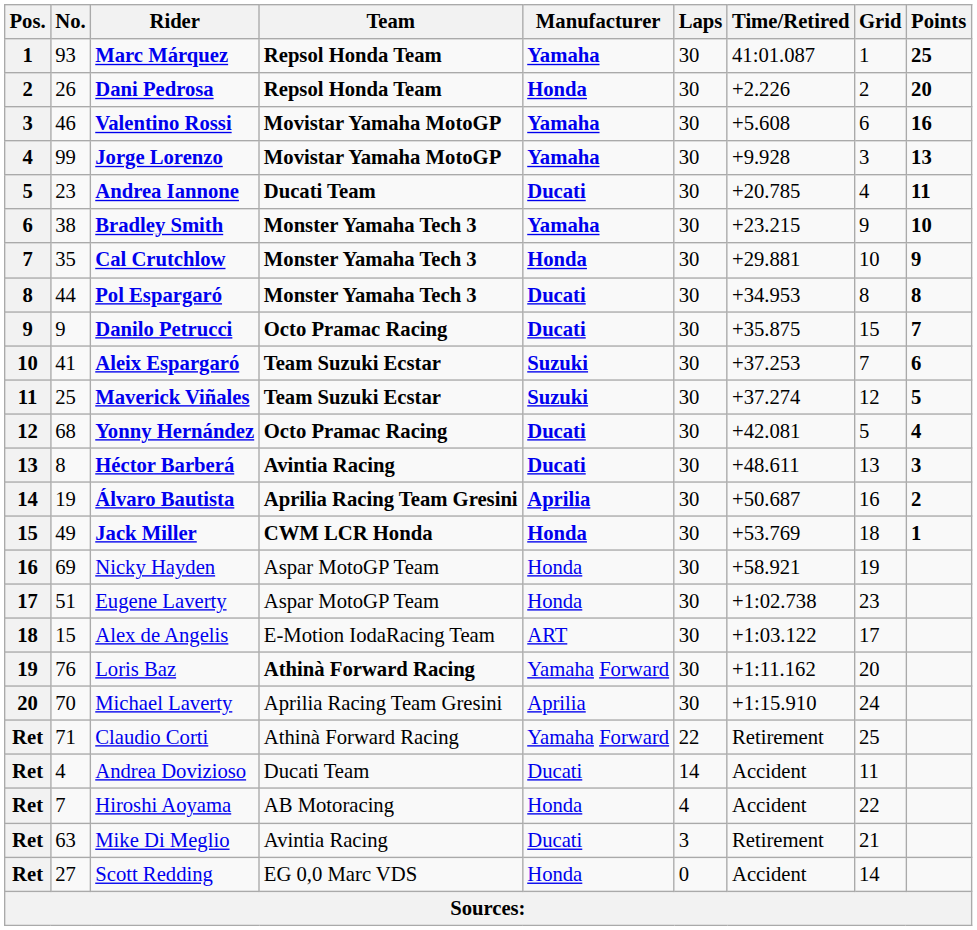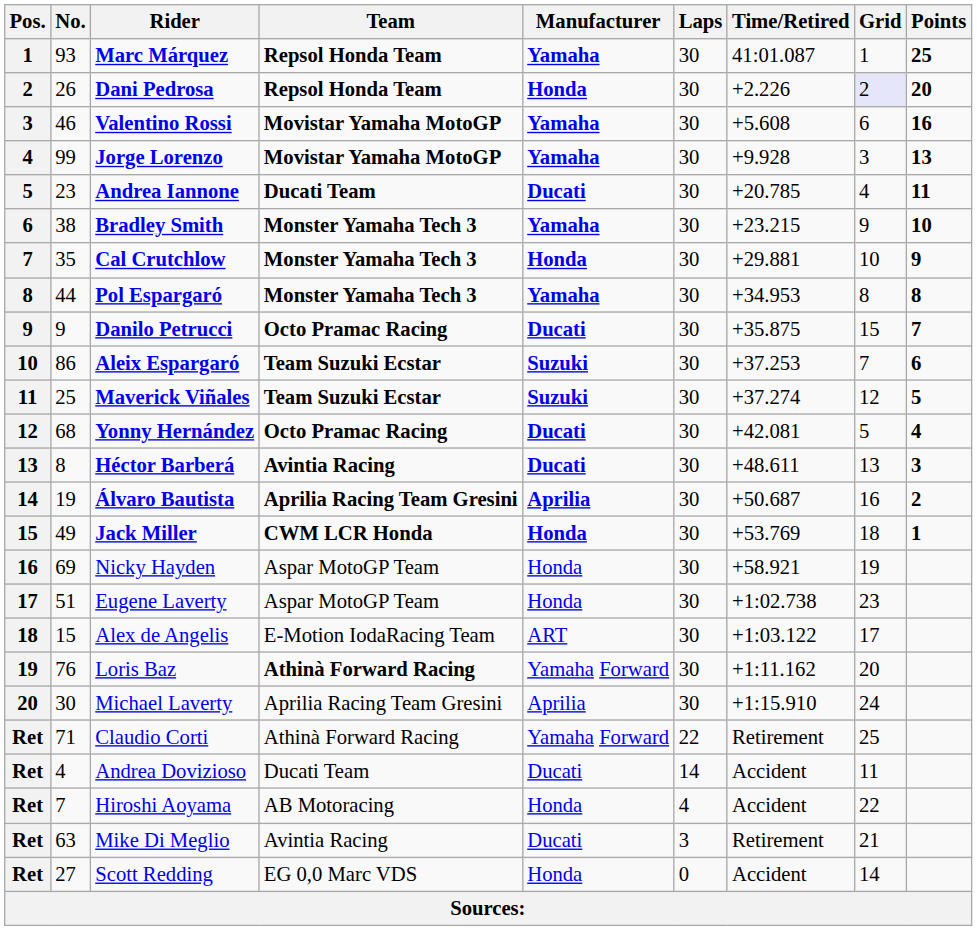(864, 89) no background -> (864, 89) lavender background
(556, 294) Ducati -> (563, 294) Yamaha
(66, 362) 41 -> (66, 362) 86
(66, 703) 70 -> (66, 703) 30
